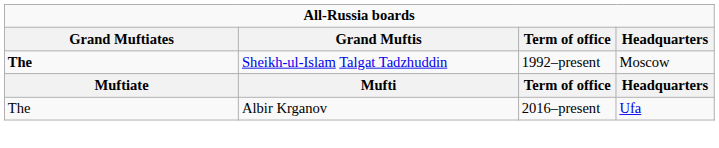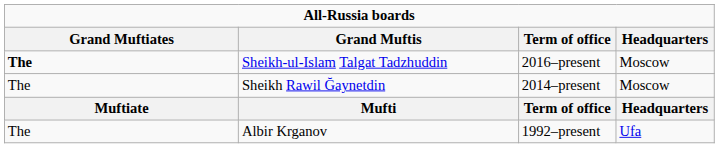(561, 62) 1992–present -> (561, 62) 2016–present
+ row: (314, 85)
(561, 108) 2016–present -> (561, 131) 1992–present
